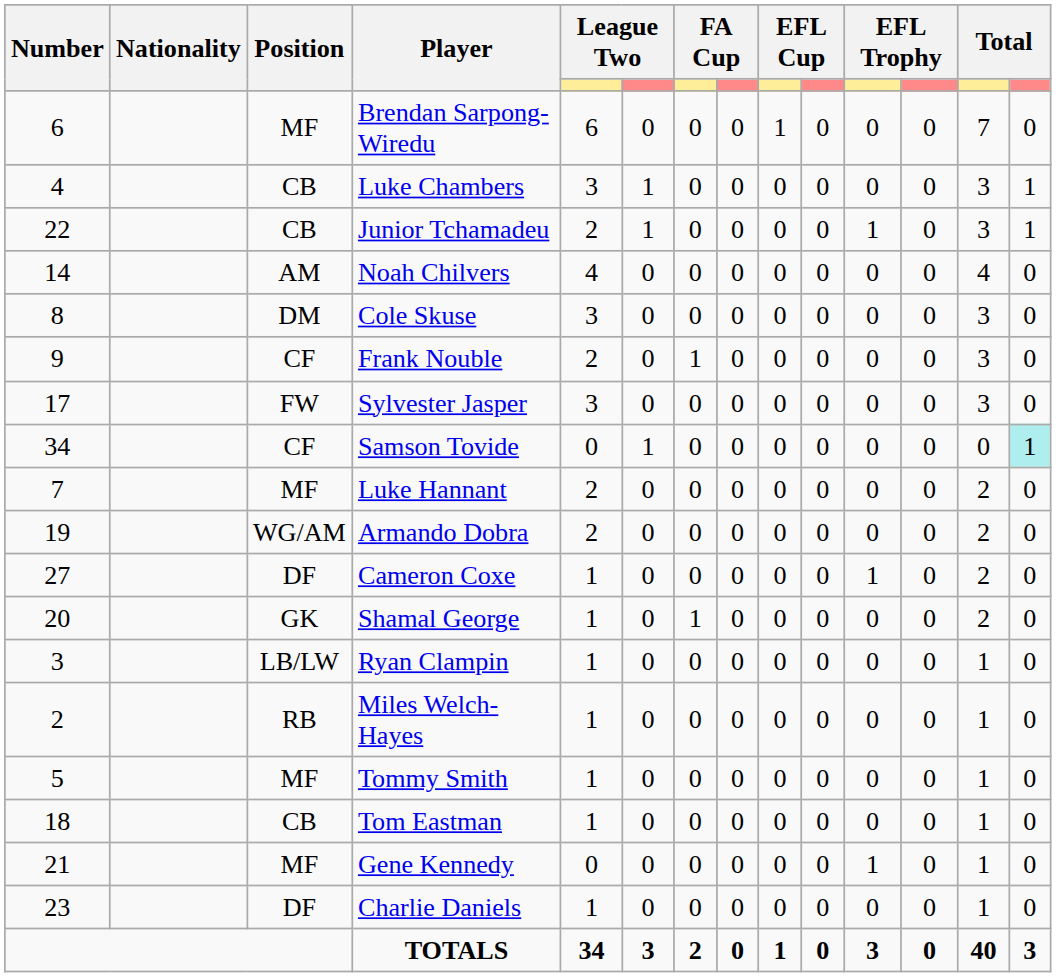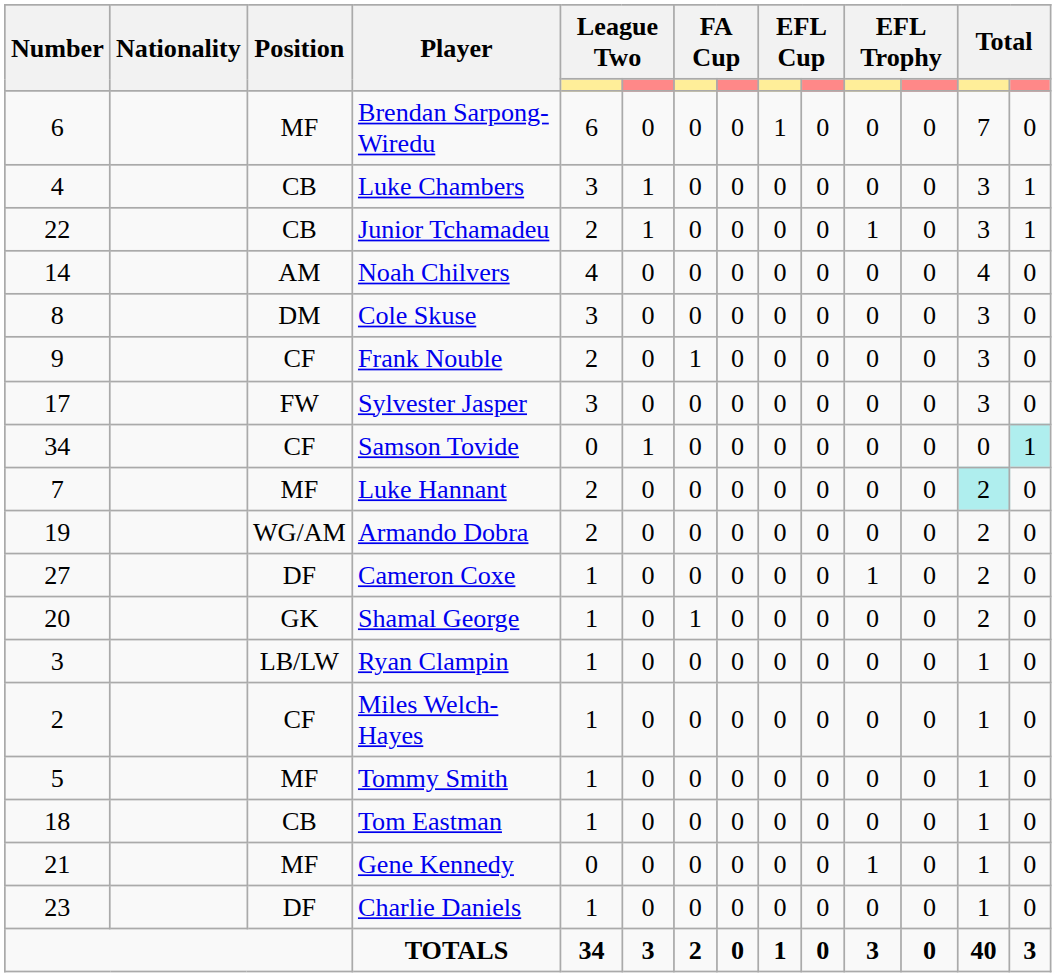(984, 488) no background -> (984, 488) paleturquoise background
(299, 719) RB -> (299, 719) CF
